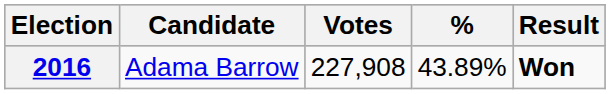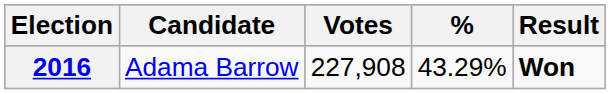(462, 66) 43.89% -> (462, 66) 43.29%
